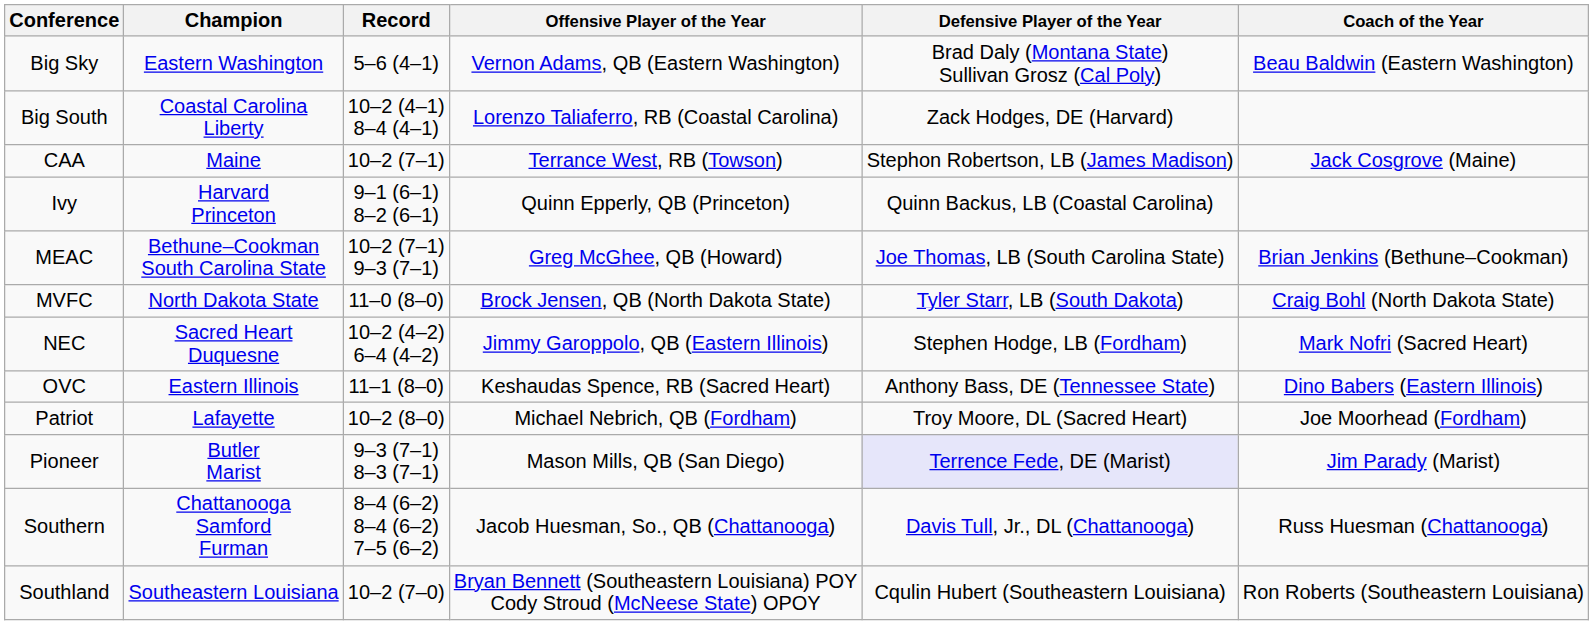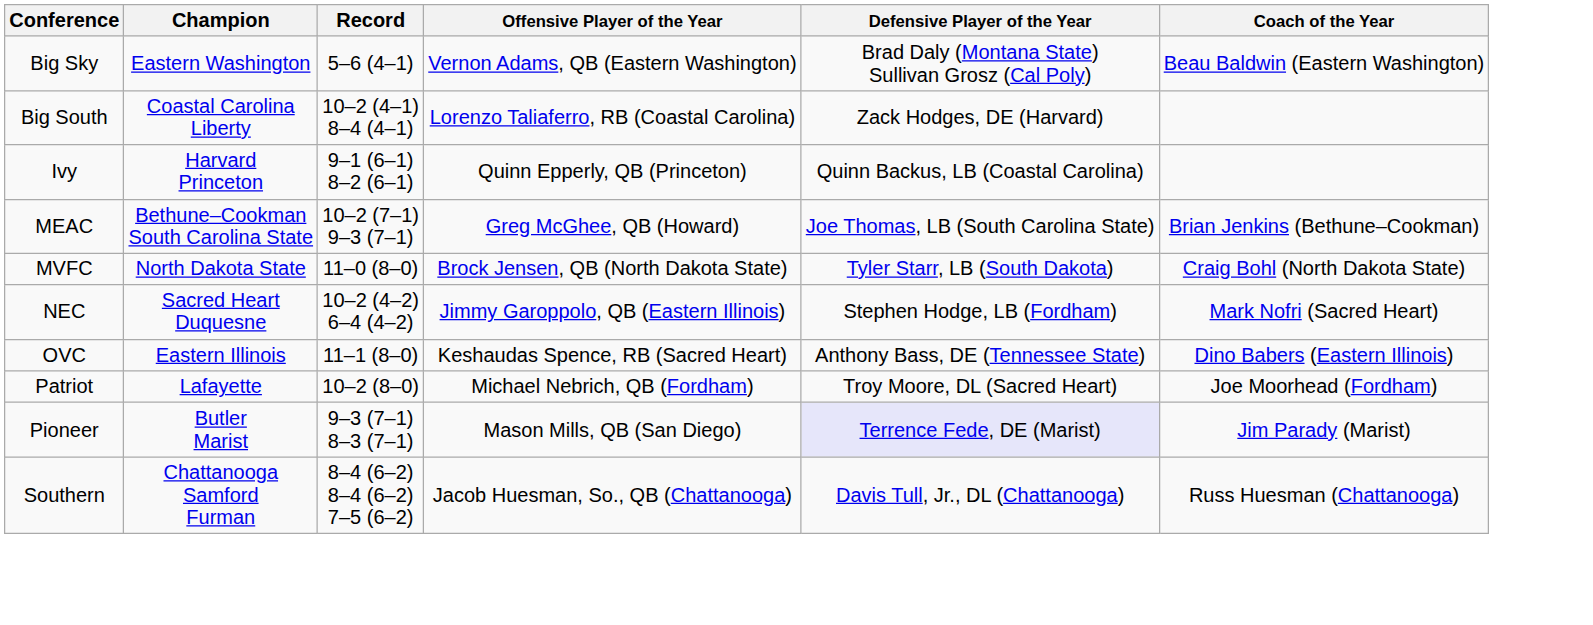- row: (64, 160)
- row: (64, 592)
